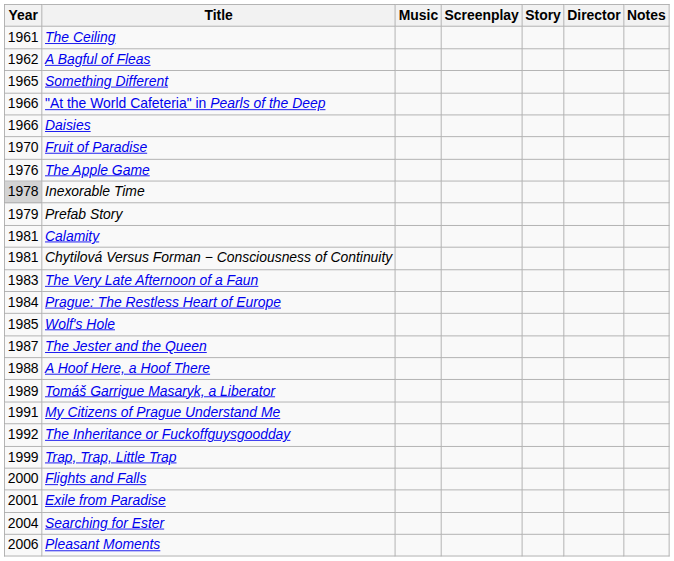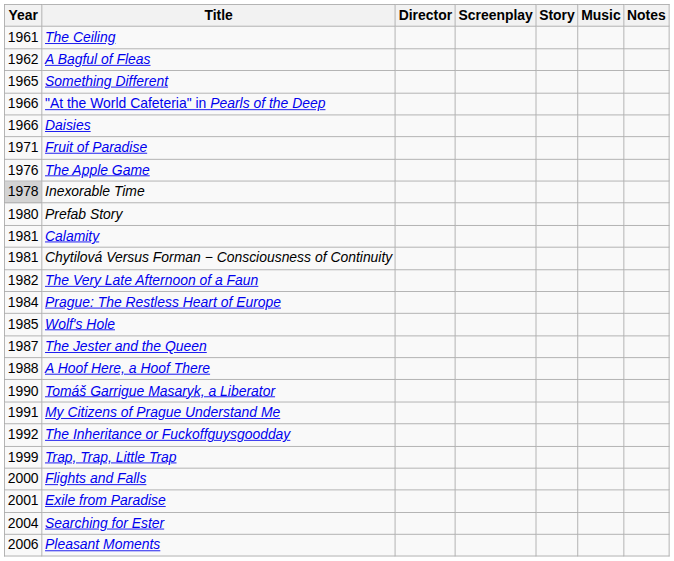columns swapped: (594, 15) <-> (418, 15)
(23, 147) 1970 -> (23, 147) 1971
(23, 214) 1979 -> (23, 214) 1980
(23, 280) 1983 -> (23, 280) 1982
(23, 390) 1989 -> (23, 390) 1990
